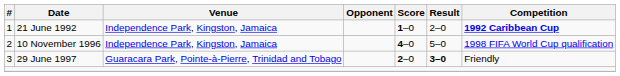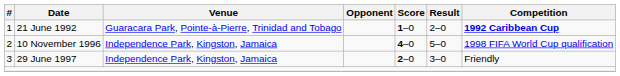(191, 28) Independence Park, Kingston, Jamaica -> (223, 28) Guaracara Park, Pointe-à-Pierre, Trinidad and Tobago
(223, 59) Guaracara Park, Pointe-à-Pierre, Trinidad and Tobago -> (191, 59) Independence Park, Kingston, Jamaica
(438, 59) bold -> (438, 59) normal
